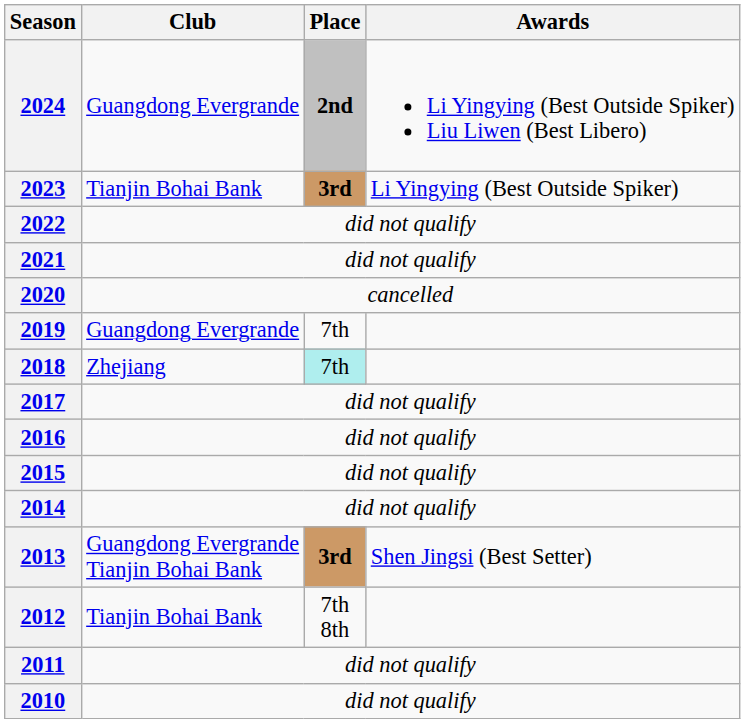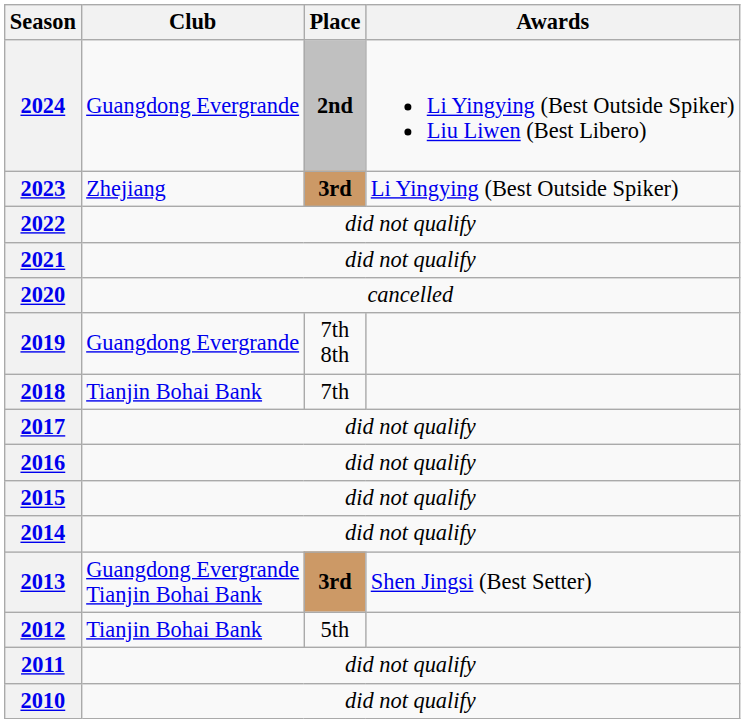(174, 188) Tianjin Bohai Bank -> (126, 188) Zhejiang
(335, 330) 7th -> (335, 343) 7th 8th
(126, 366) Zhejiang -> (174, 391) Tianjin Bohai Bank
(335, 366) paleturquoise background -> (335, 391) no background
(335, 617) 7th 8th -> (335, 629) 5th
